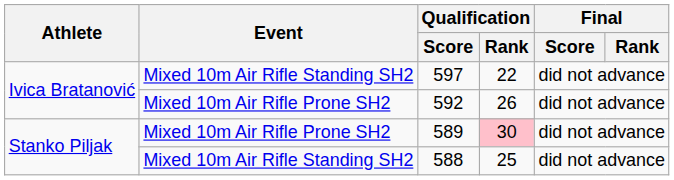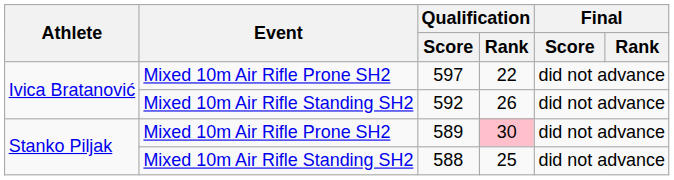(278, 75) Mixed 10m Air Rifle Standing SH2 -> (267, 75) Mixed 10m Air Rifle Prone SH2
(267, 103) Mixed 10m Air Rifle Prone SH2 -> (278, 103) Mixed 10m Air Rifle Standing SH2
